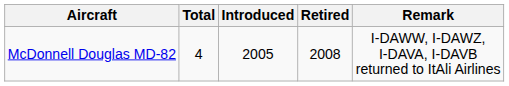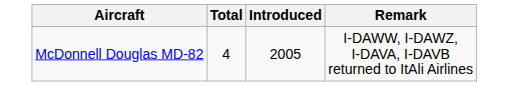- column: (325, 15)
